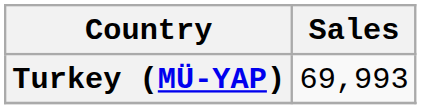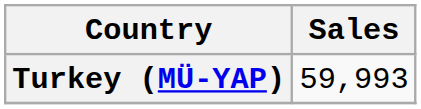(354, 79) 69,993 -> (354, 79) 59,993
